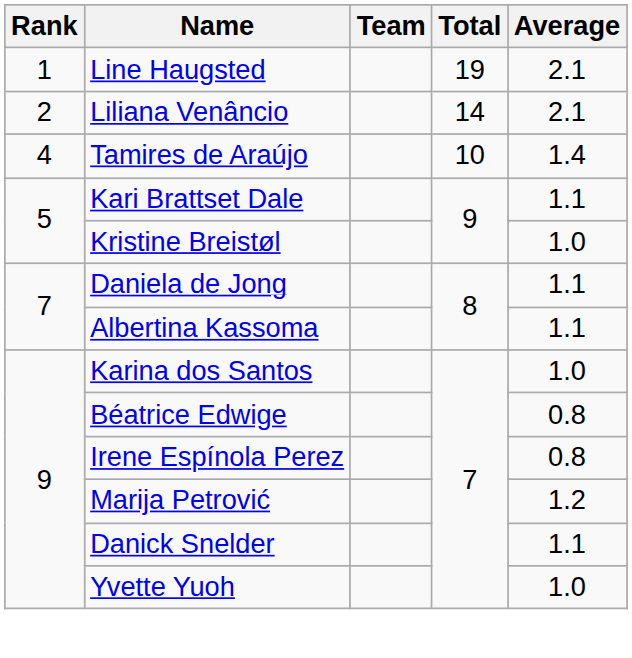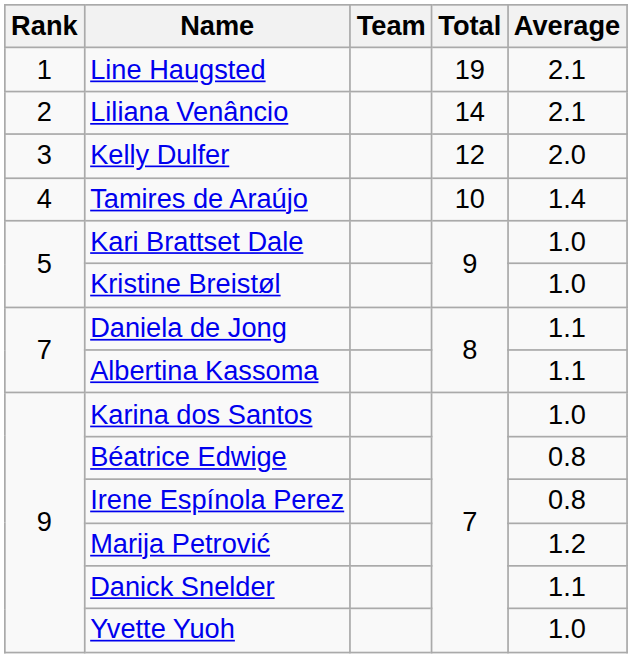+ row: (160, 155)
(567, 198) 1.1 -> (567, 241) 1.0
